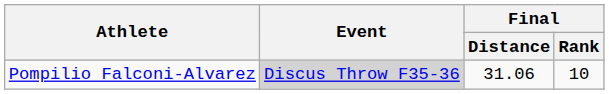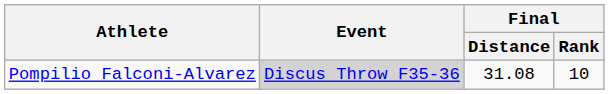(509, 75) 31.06 -> (509, 75) 31.08
